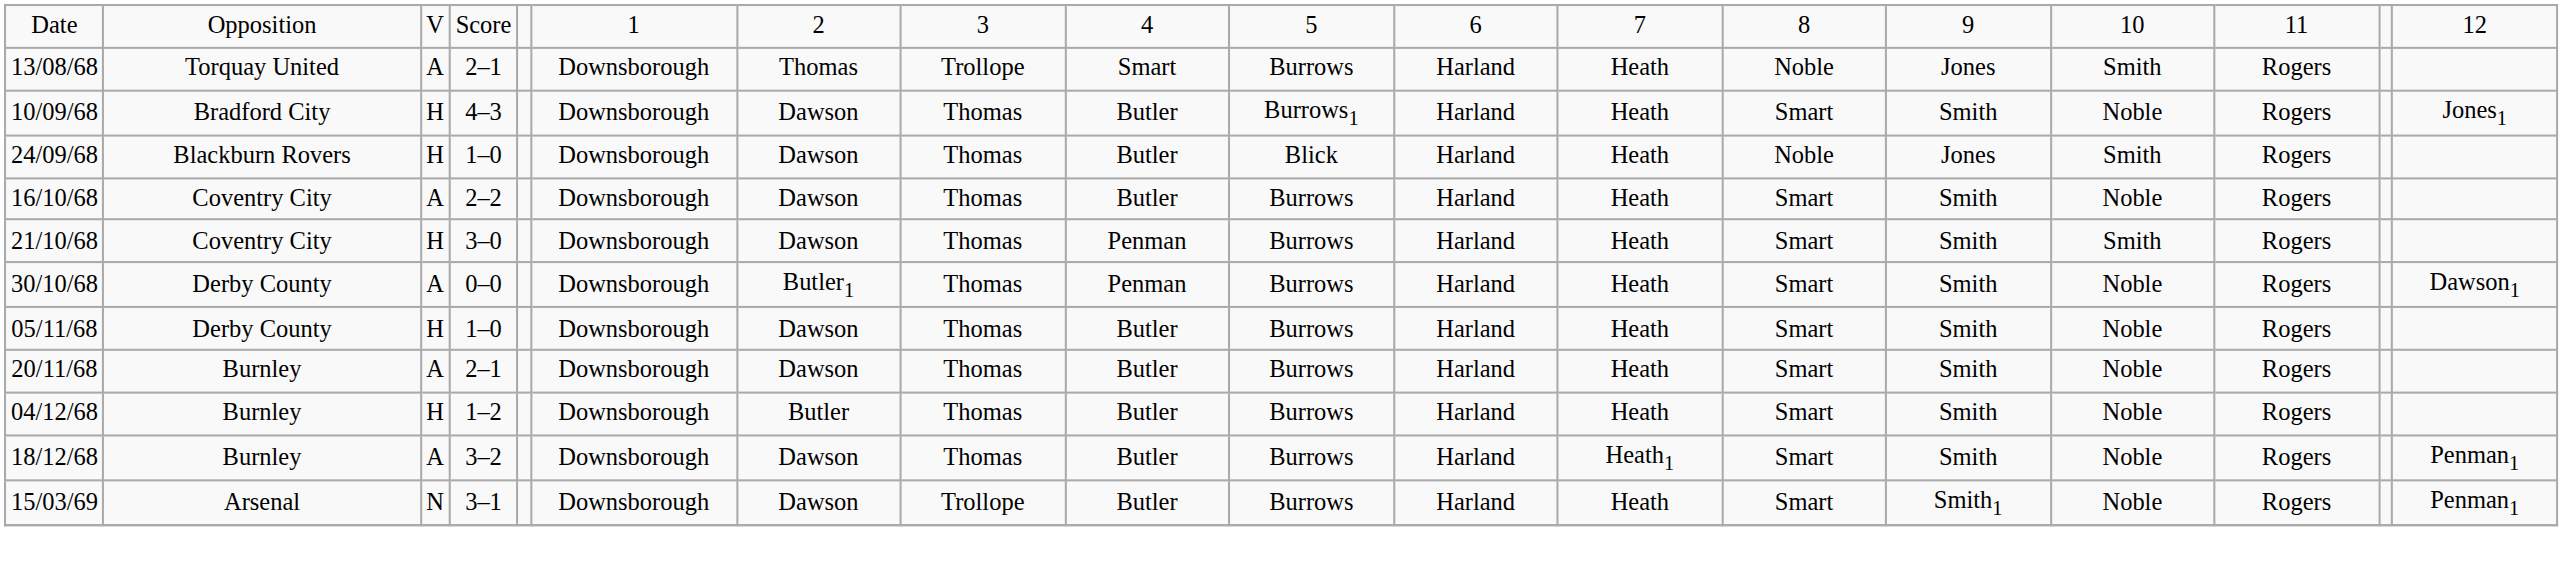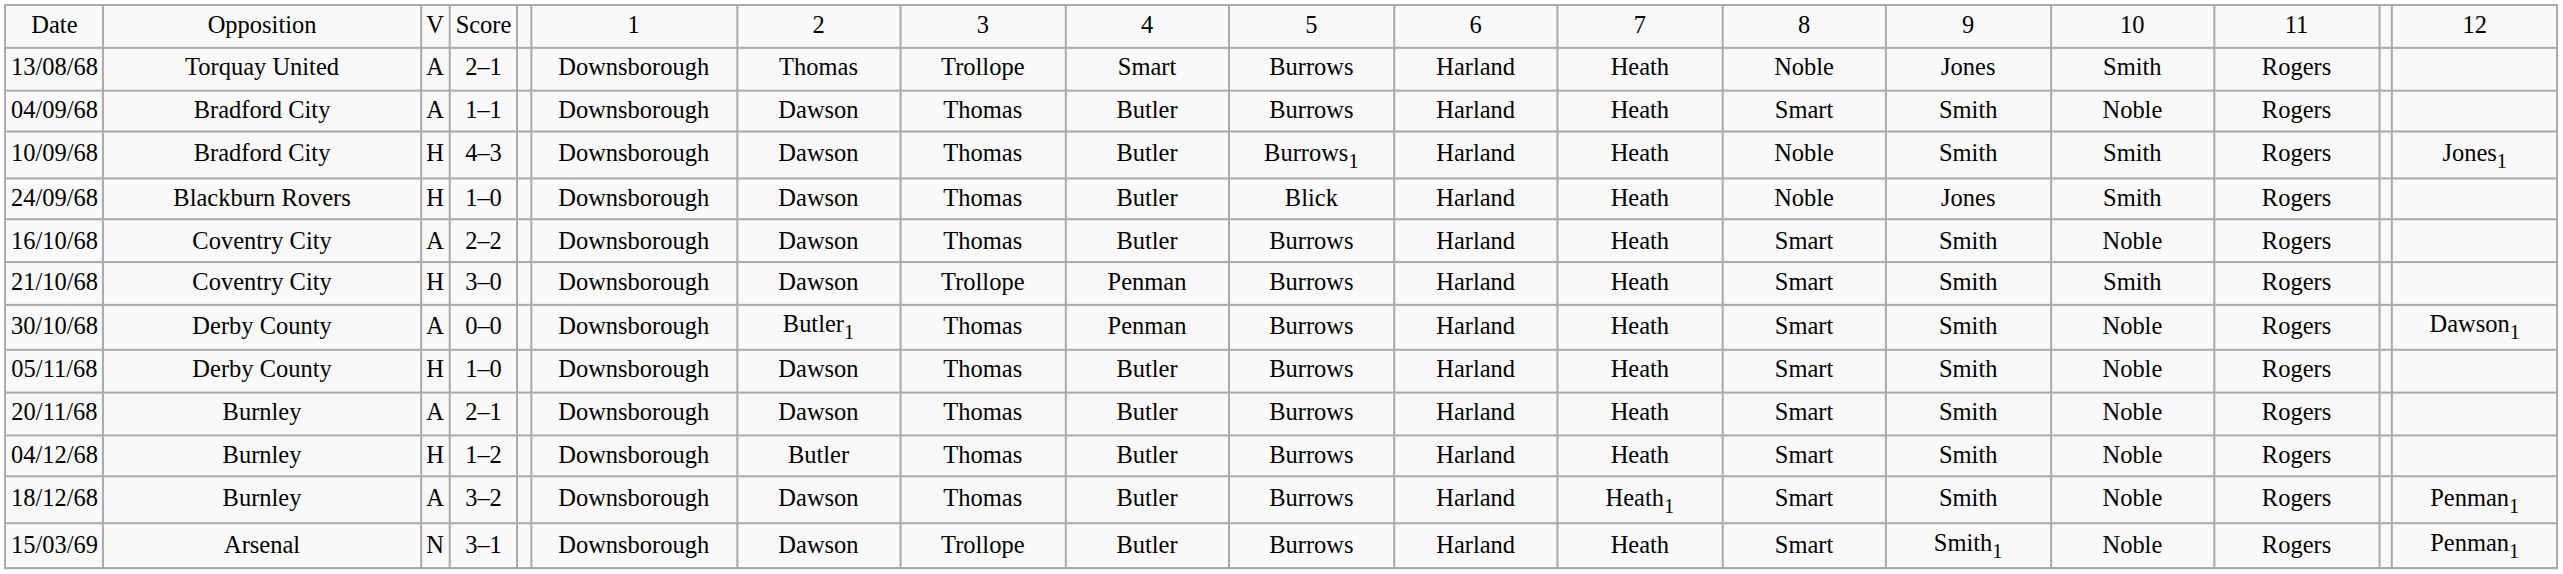+ row: (54, 110)
(1804, 111) Smart -> (1804, 154) Noble
(2132, 111) Noble -> (2132, 154) Smith
(983, 240) Thomas -> (983, 282) Trollope
